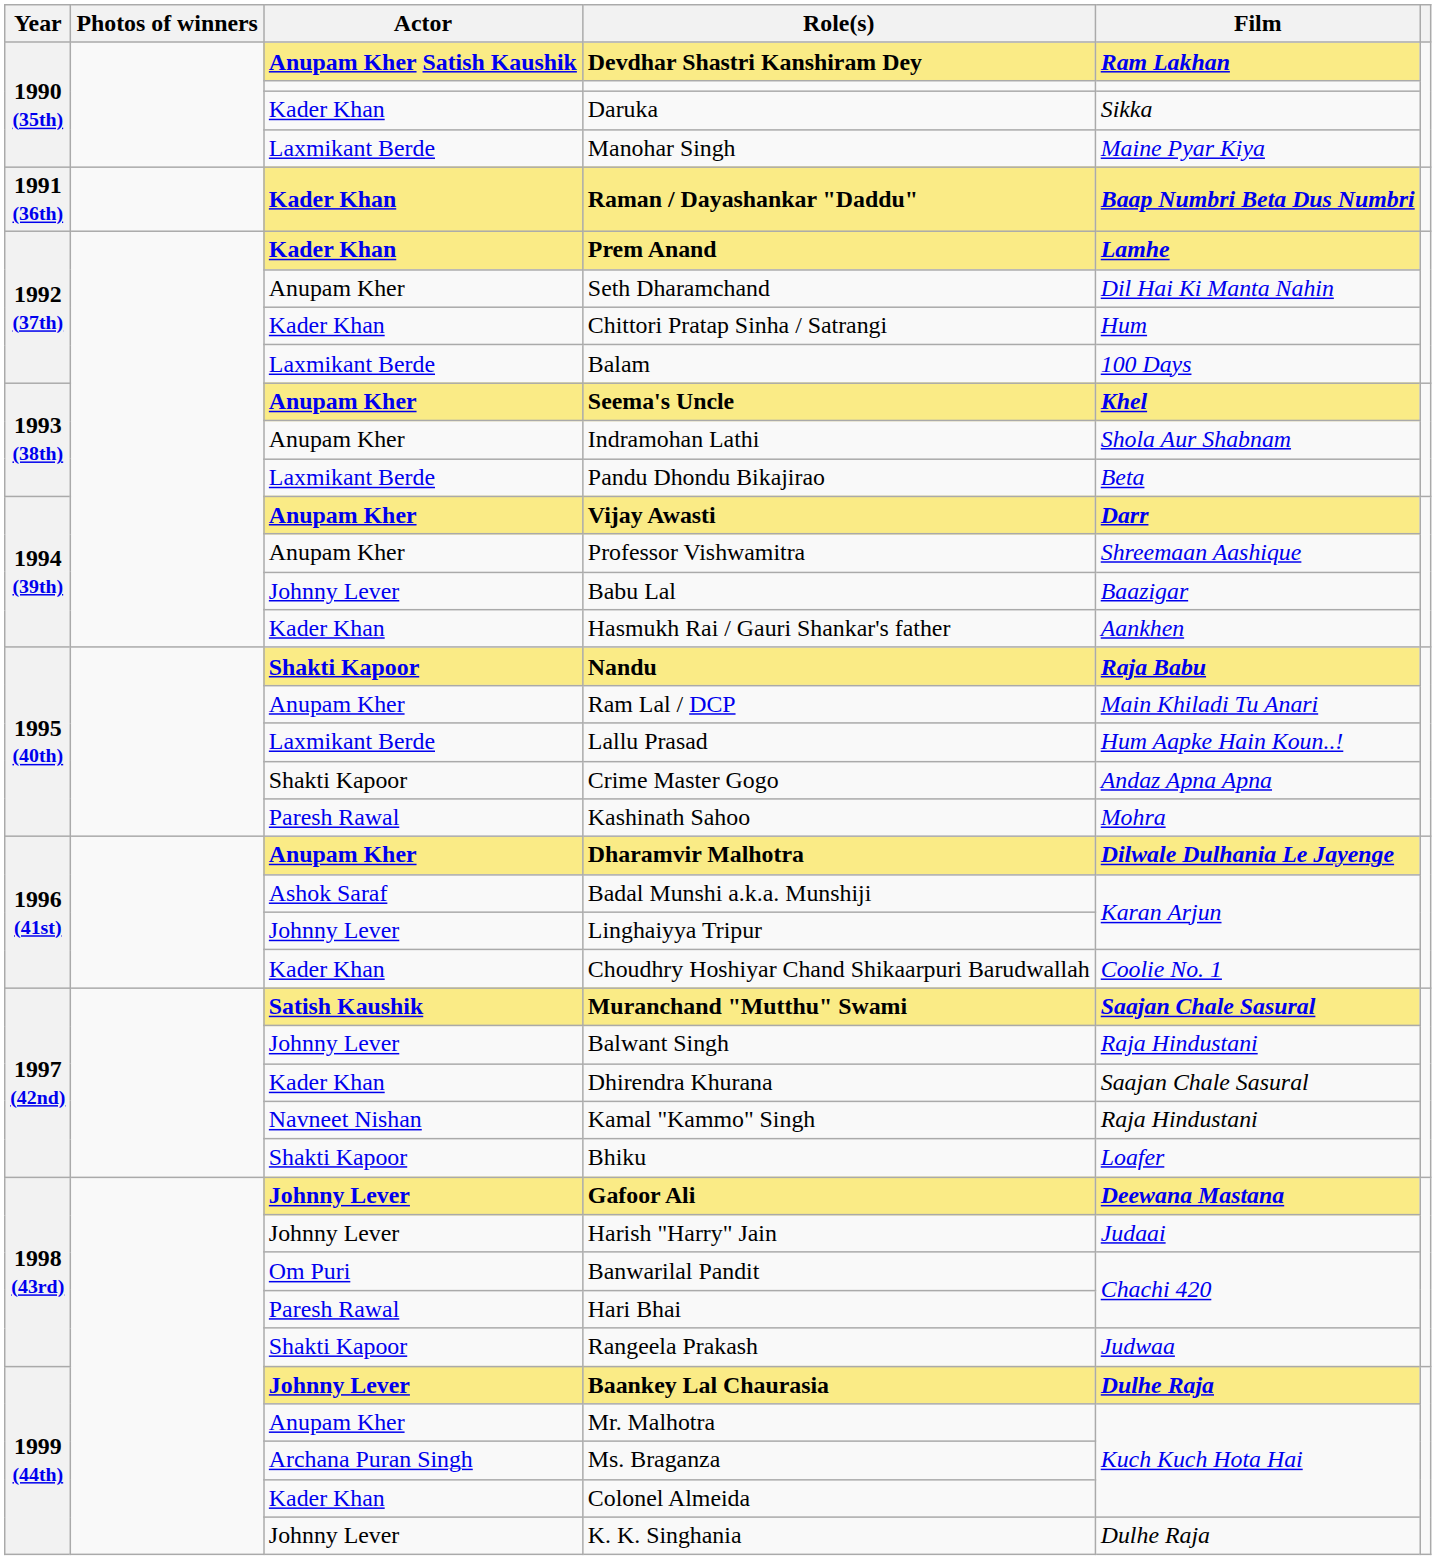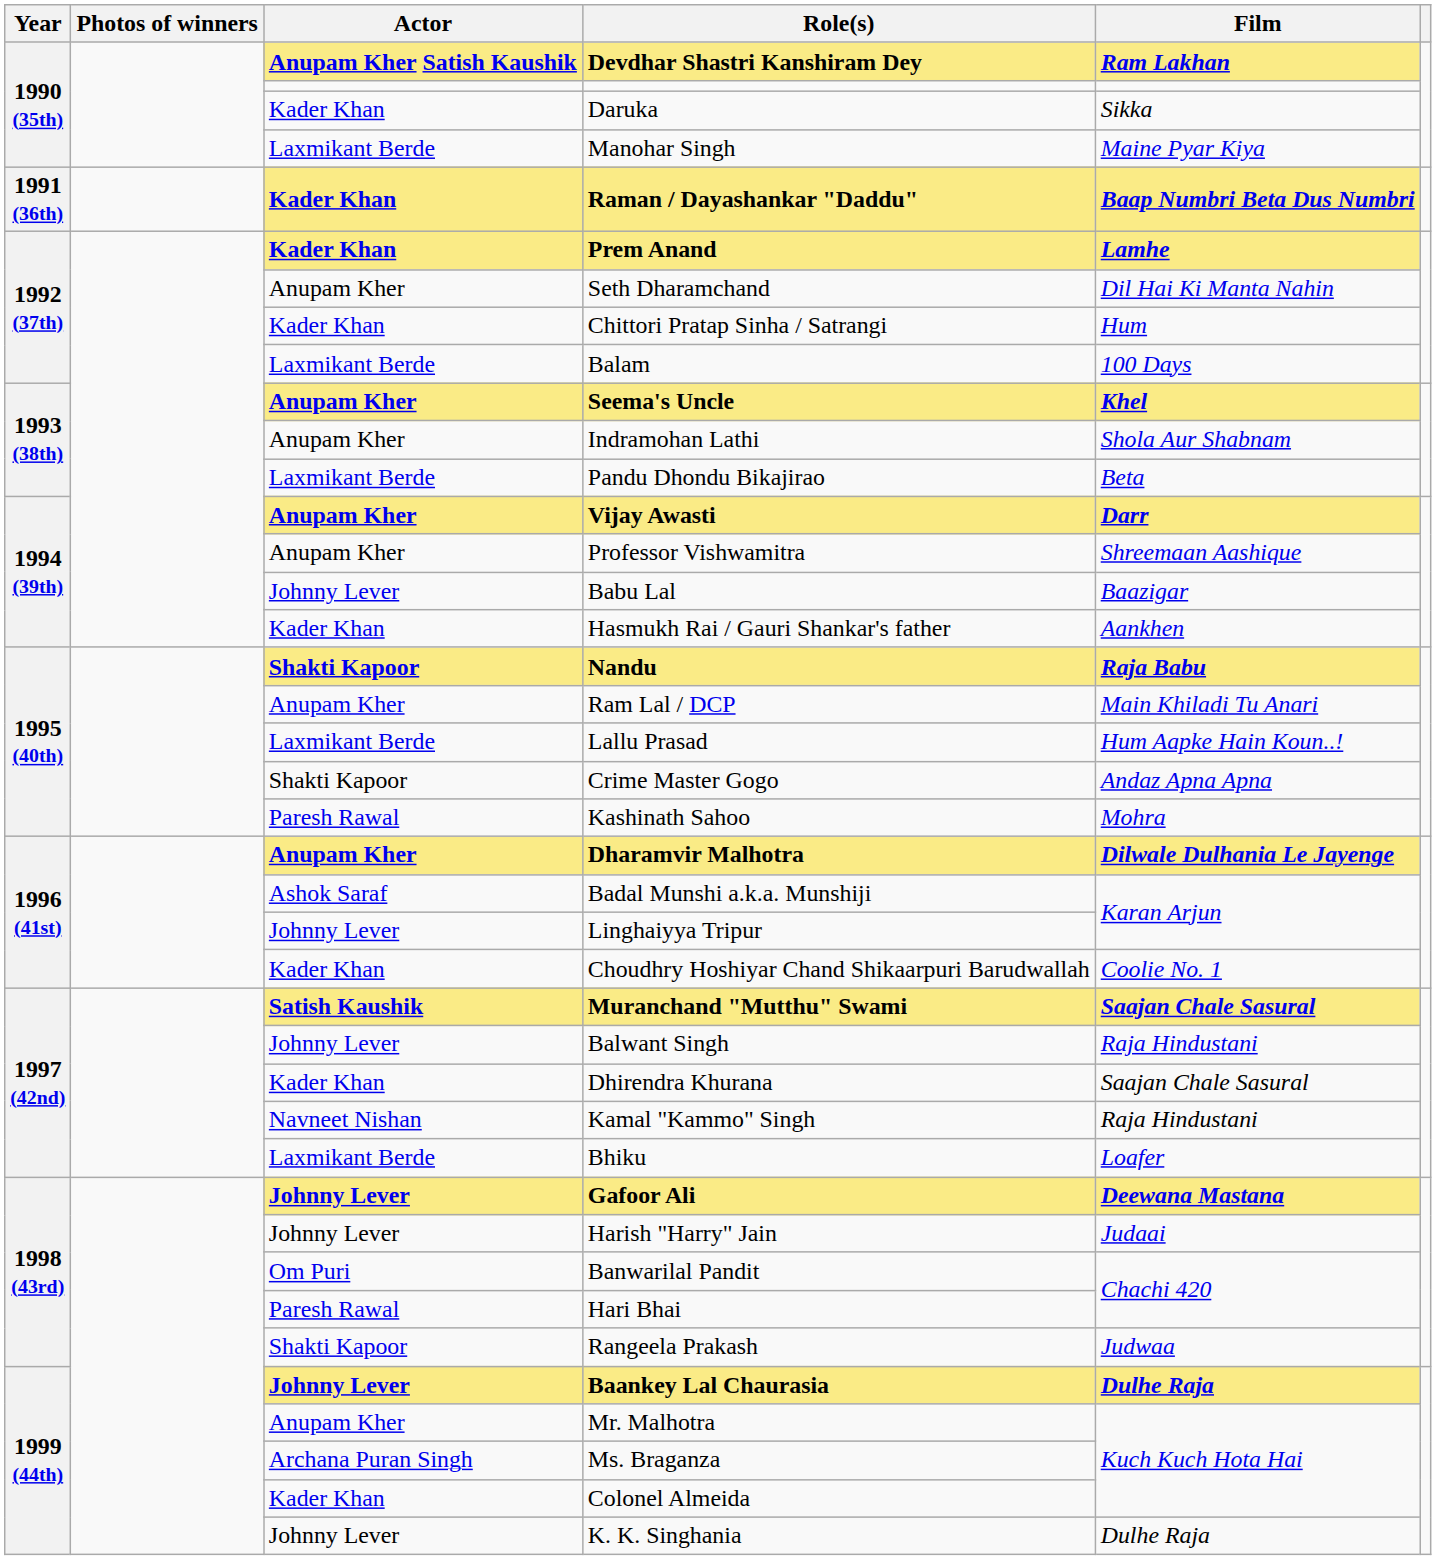(338, 1157) Shakti Kapoor -> (352, 1157) Laxmikant Berde
